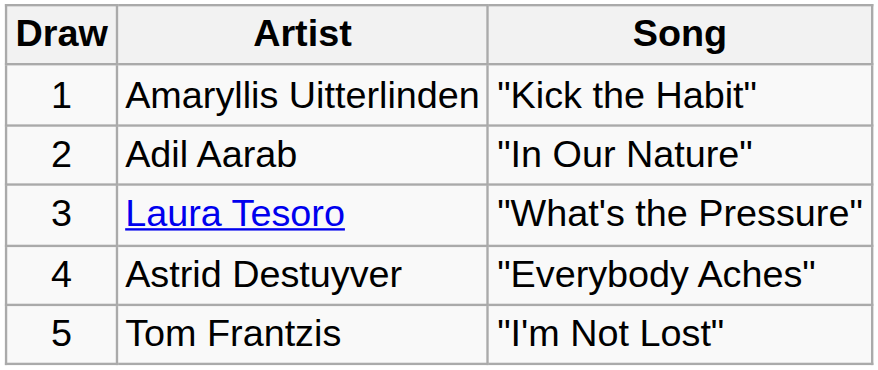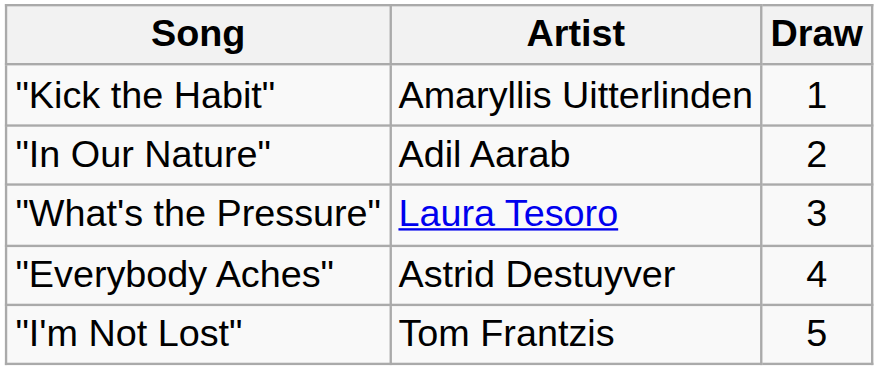columns swapped: (62, 34) <-> (680, 34)
